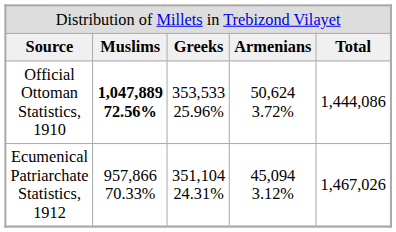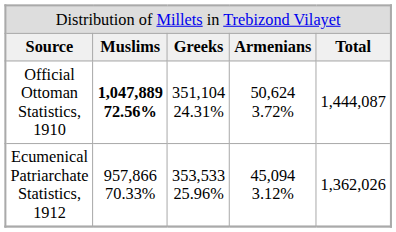(199, 102) 353,533 25.96% -> (199, 102) 351,104 24.31%
(353, 102) 1,444,086 -> (353, 102) 1,444,087
(199, 184) 351,104 24.31% -> (199, 184) 353,533 25.96%
(353, 184) 1,467,026 -> (353, 184) 1,362,026
